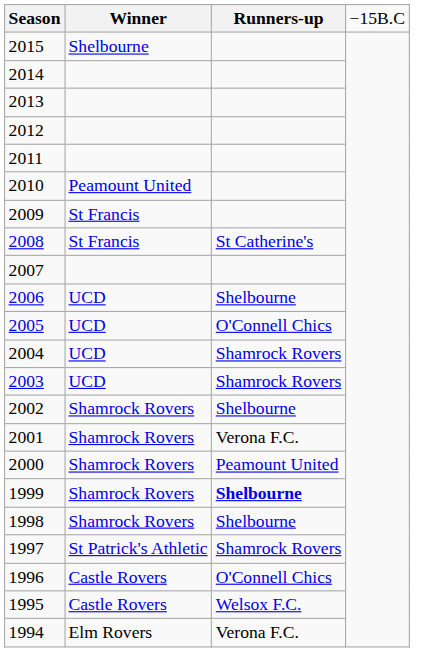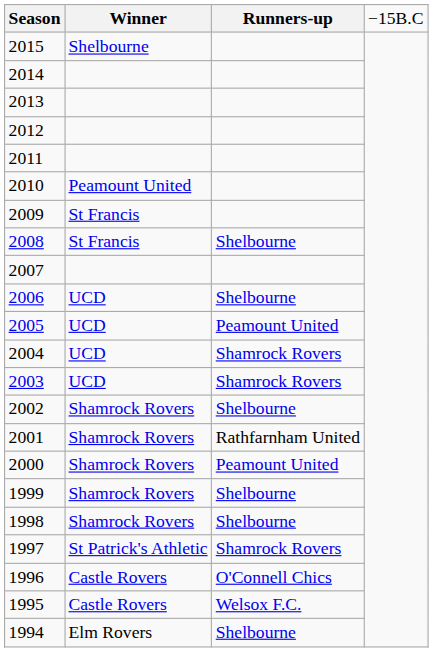(265, 241) St Catherine's -> (256, 241) Shelbourne
(274, 325) O'Connell Chics -> (277, 325) Peamount United
(257, 437) Verona F.C. -> (288, 437) Rathfarnham United
(259, 492) bold -> (256, 492) normal
(257, 632) Verona F.C. -> (256, 632) Shelbourne
